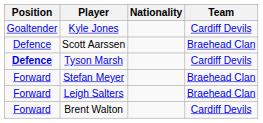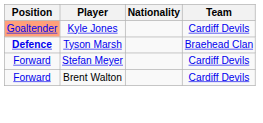(32, 28) no background -> (32, 28) lightsalmon background
- row: (94, 45)
(221, 61) Cardiff Devils -> (219, 45) Braehead Clan
(221, 77) Braehead Clan -> (219, 61) Cardiff Devils
- row: (94, 93)
